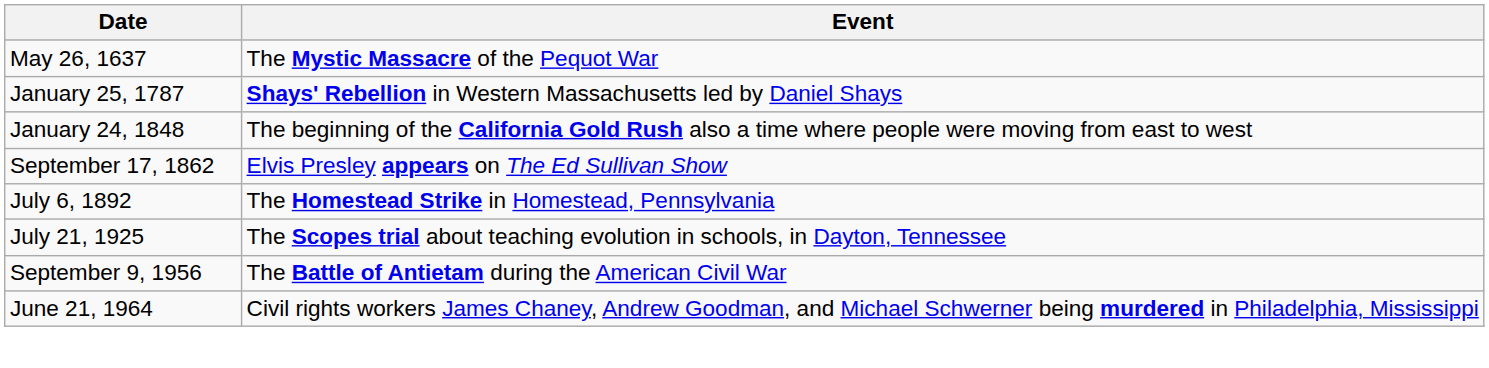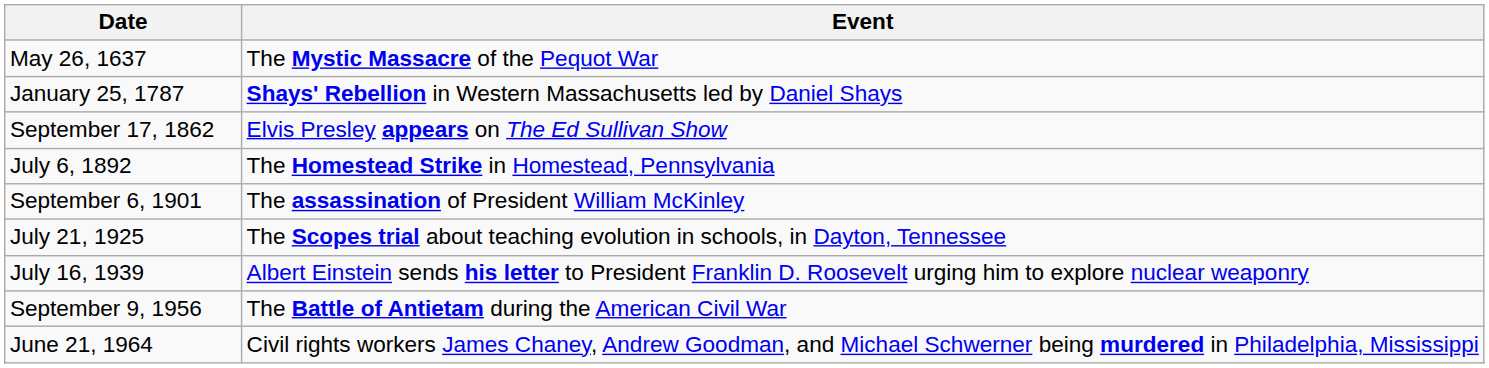- row: (97, 129)
+ row: (106, 201)
+ row: (77, 272)
